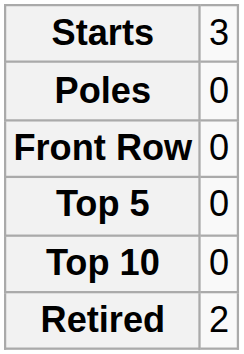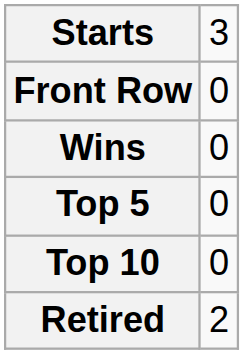- row: (103, 90)
+ row: (103, 147)
